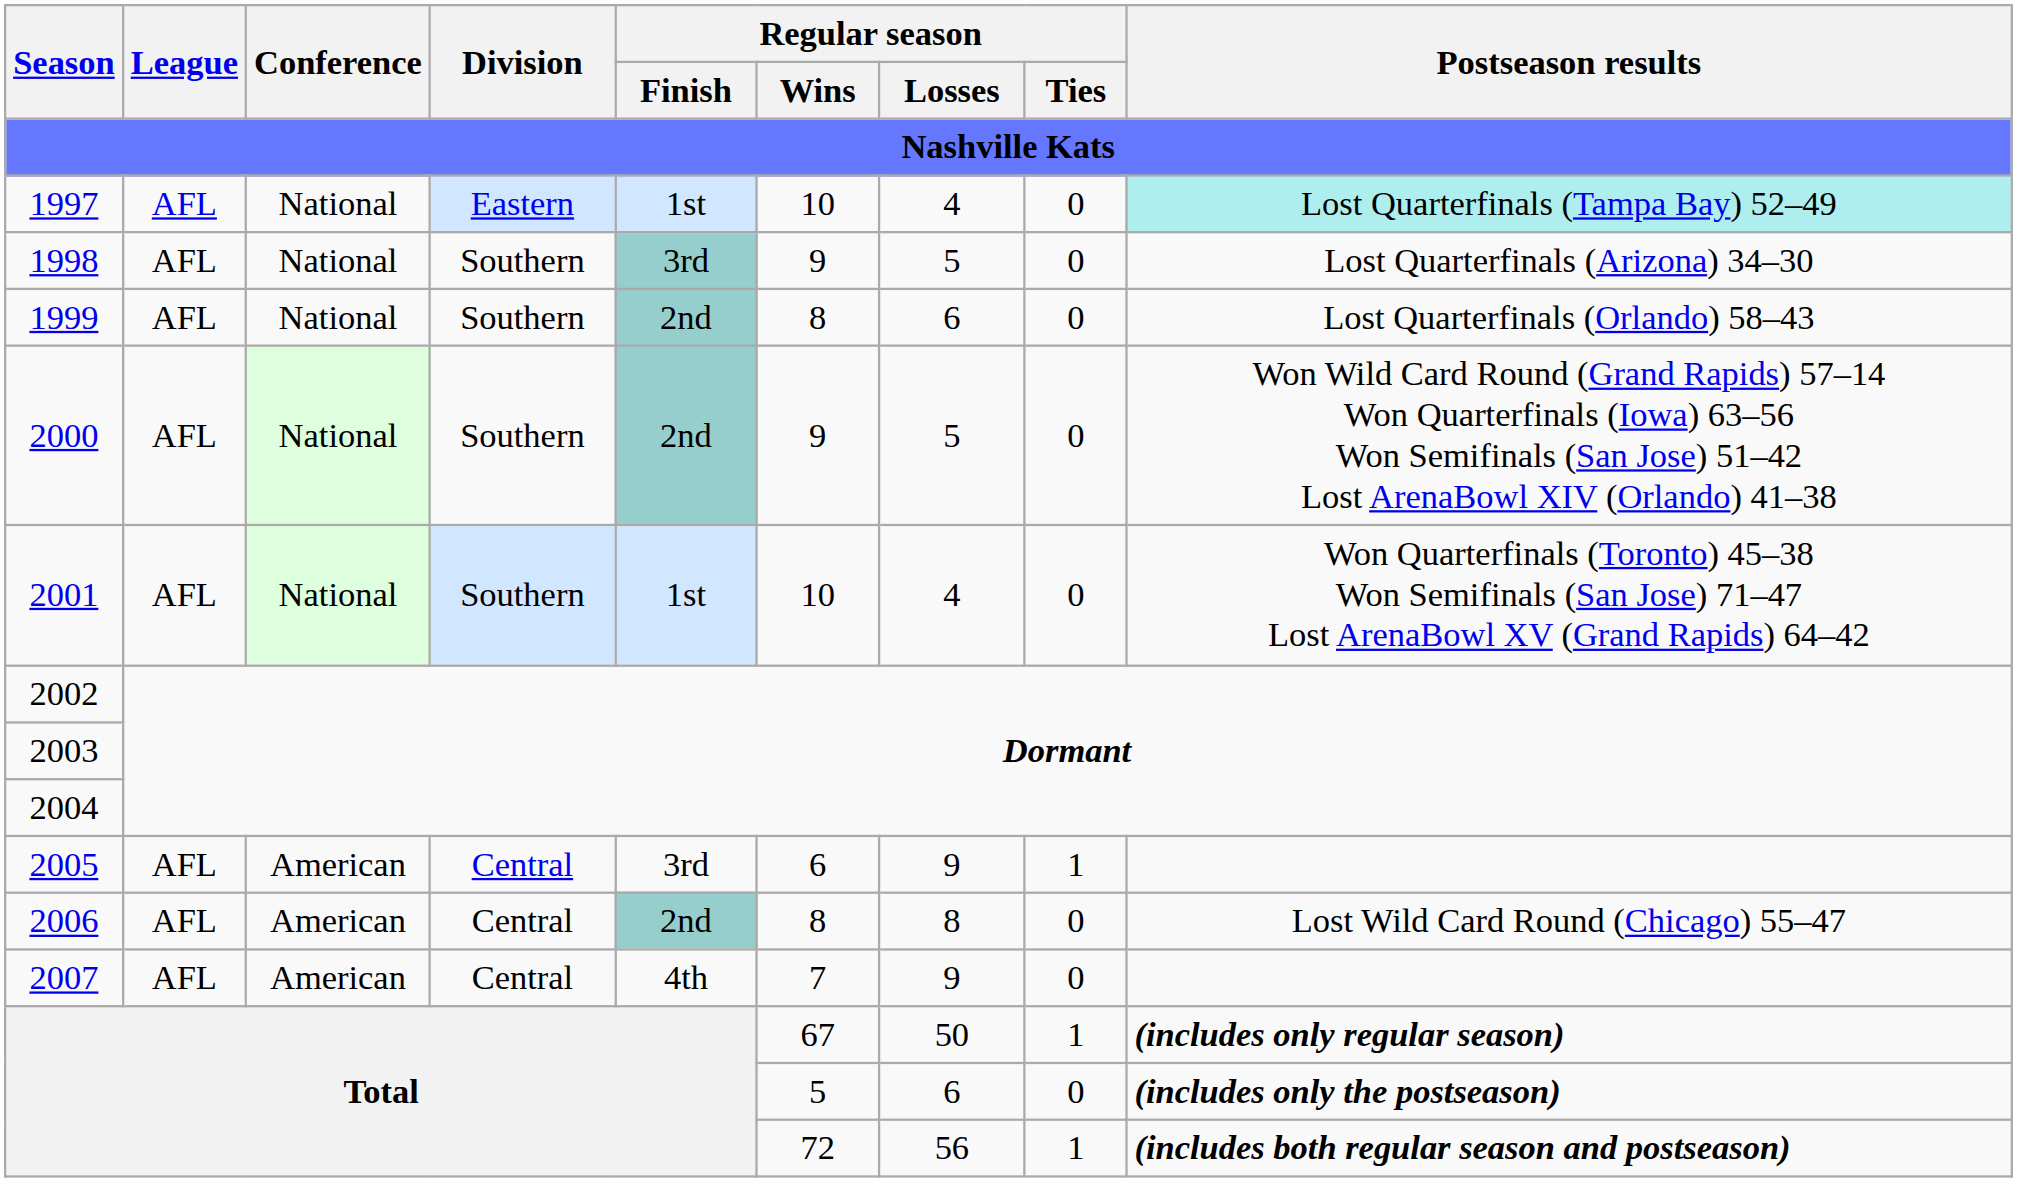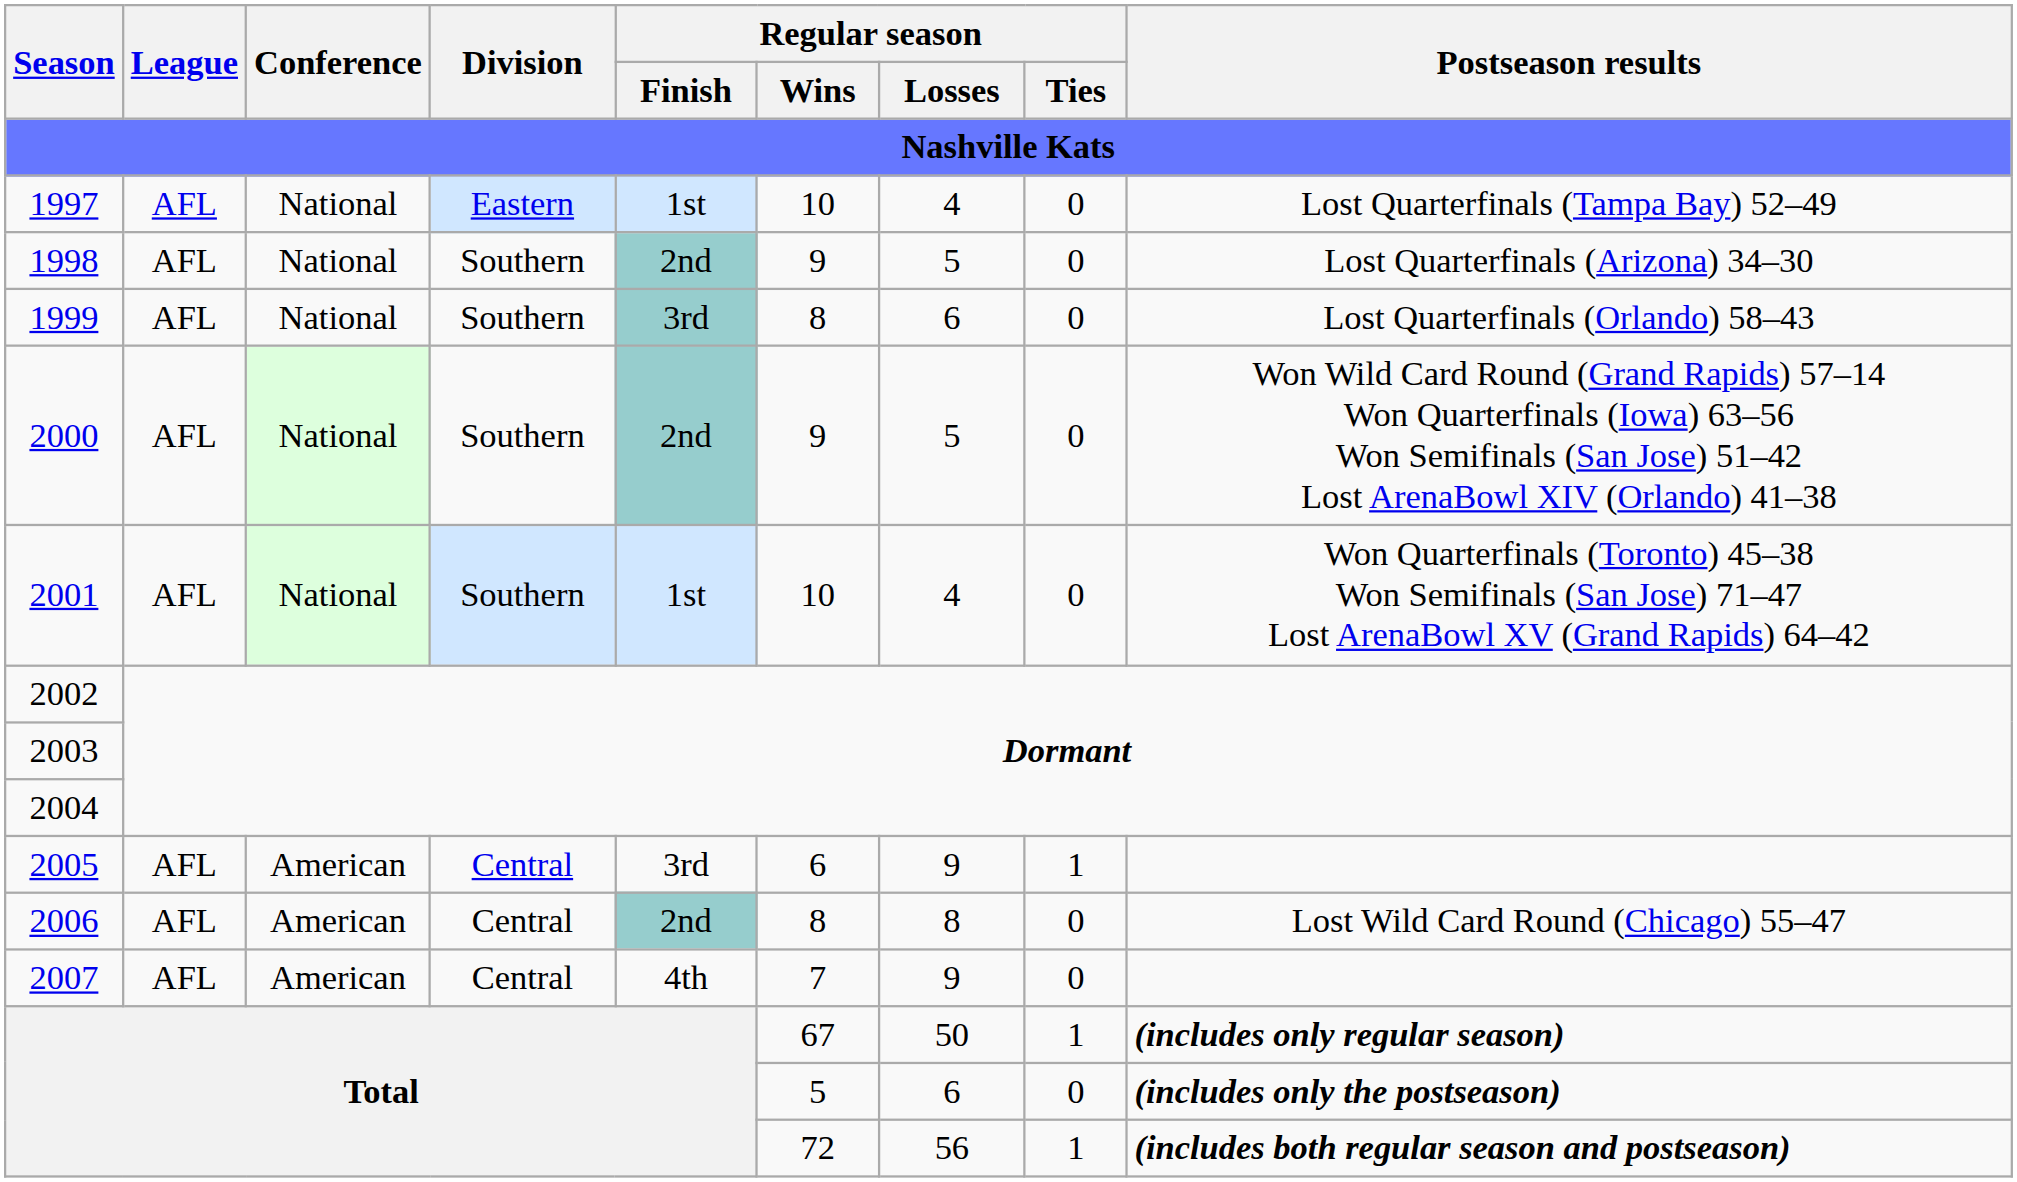(1569, 203) paleturquoise background -> (1569, 203) no background
(686, 260) 3rd -> (686, 260) 2nd
(686, 317) 2nd -> (686, 317) 3rd
